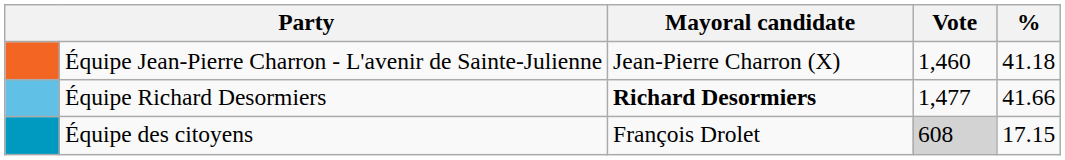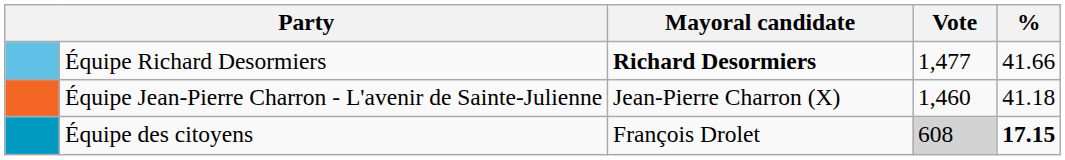rows swapped: (196, 97) <-> (334, 60)
(1029, 135) normal -> (1029, 135) bold
